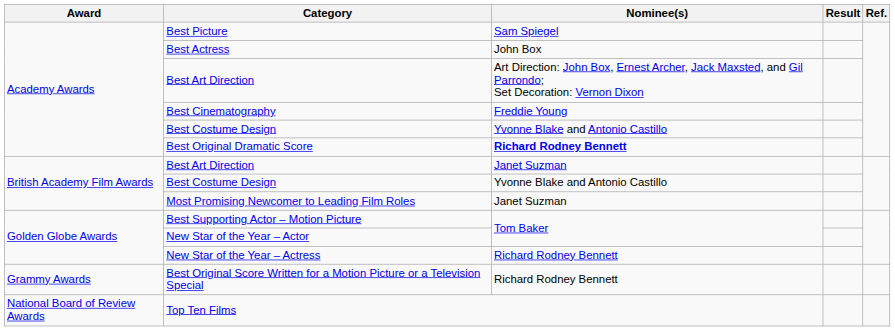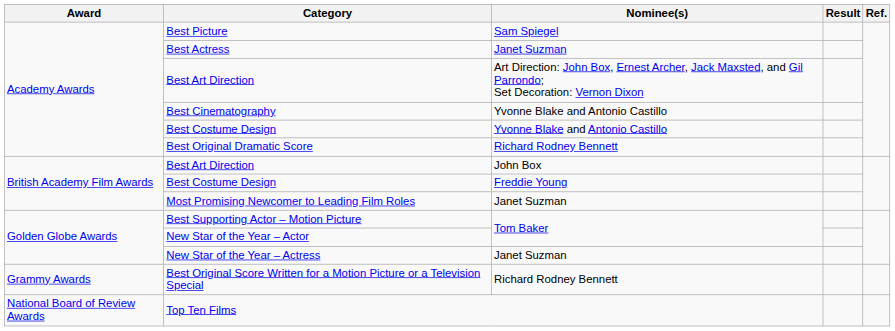(518, 49) John Box -> (530, 49) Janet Suzman
(531, 111) Freddie Young -> (581, 111) Yvonne Blake and Antonio Castillo
(560, 147) bold -> (556, 147) normal
(530, 165) Janet Suzman -> (518, 165) John Box
(581, 183) Yvonne Blake and Antonio Castillo -> (531, 183) Freddie Young
(556, 255) Richard Rodney Bennett -> (530, 255) Janet Suzman
